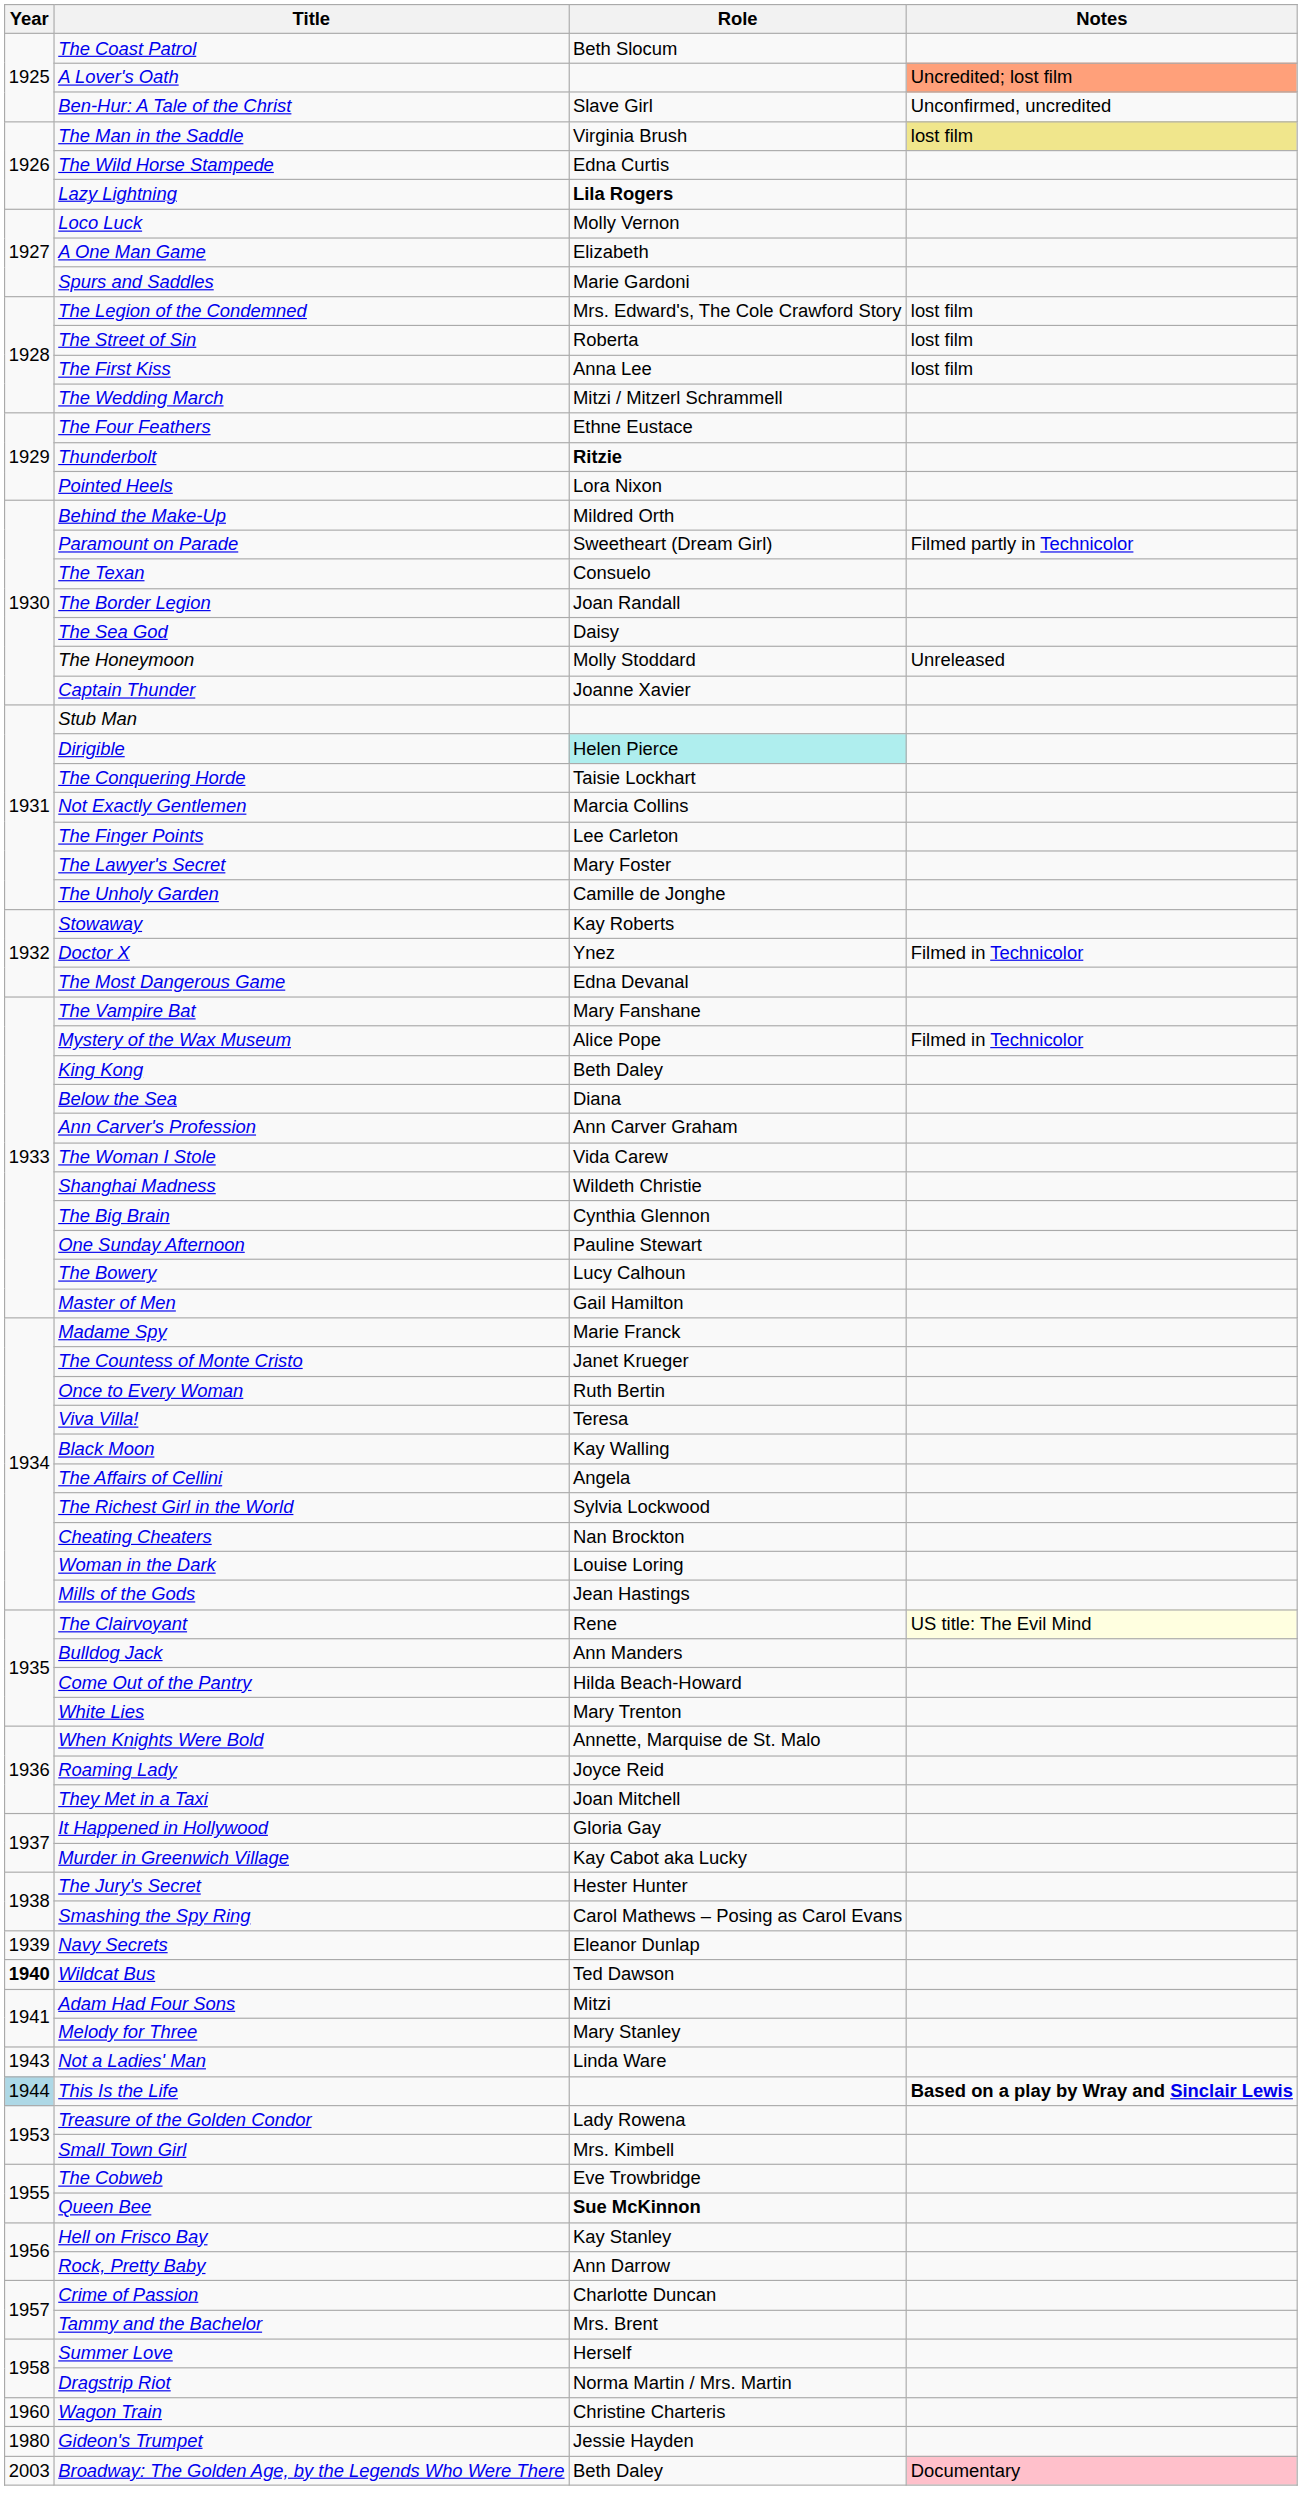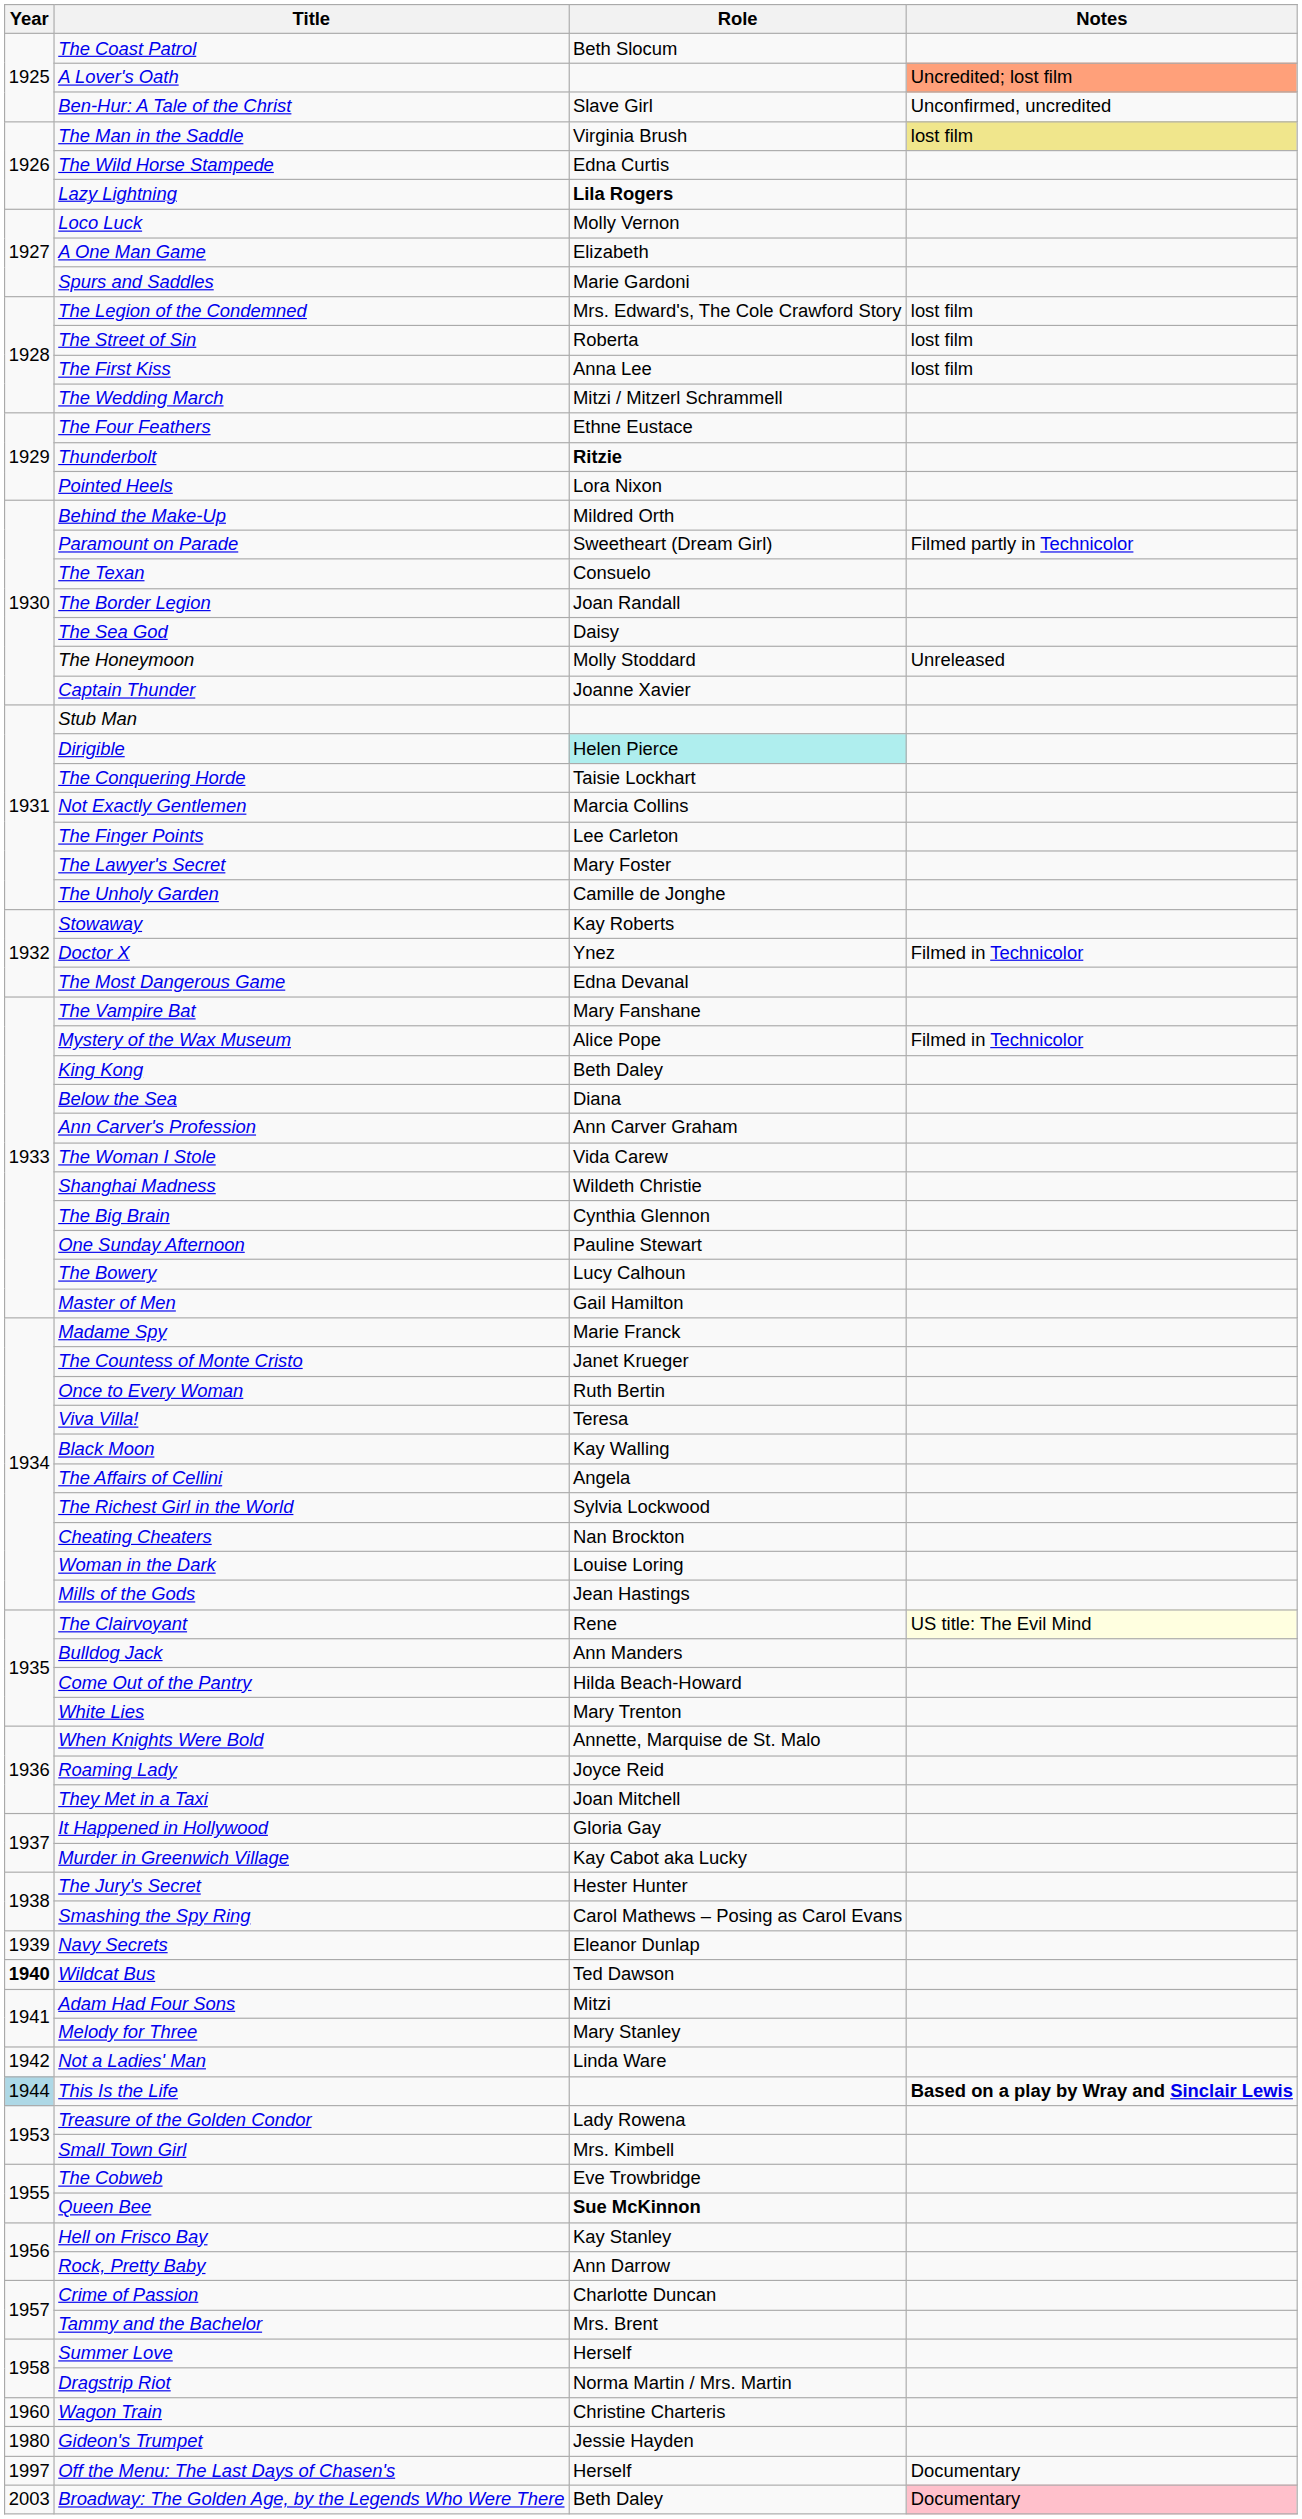(29, 2061) 1943 -> (29, 2061) 1942
+ row: (227, 2470)
